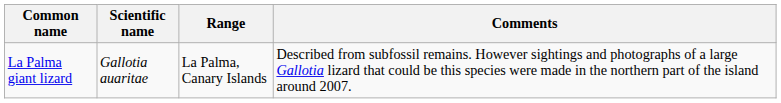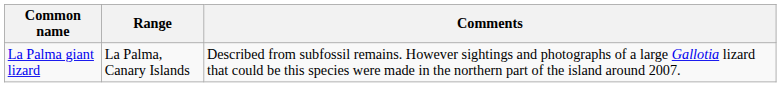- column: (138, 23)
